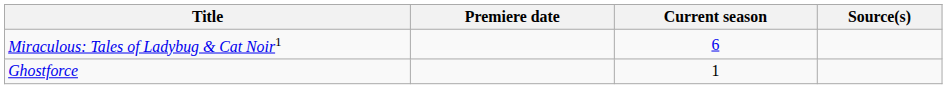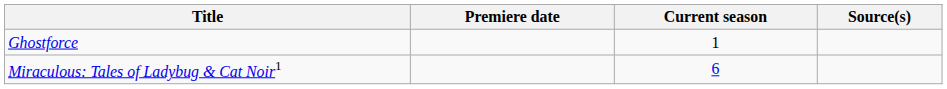rows swapped: (145, 44) <-> (43, 71)
